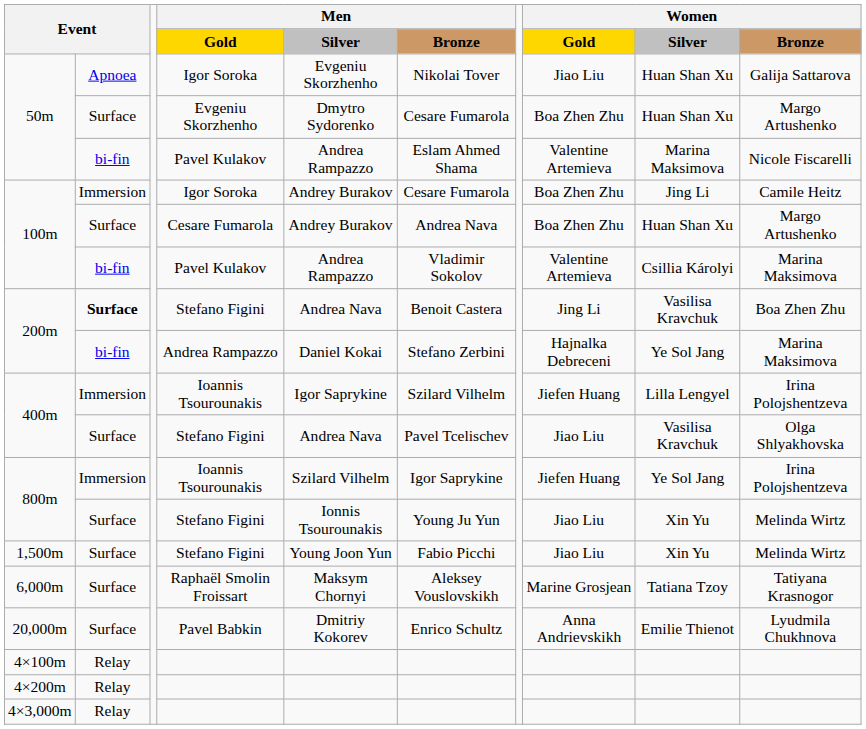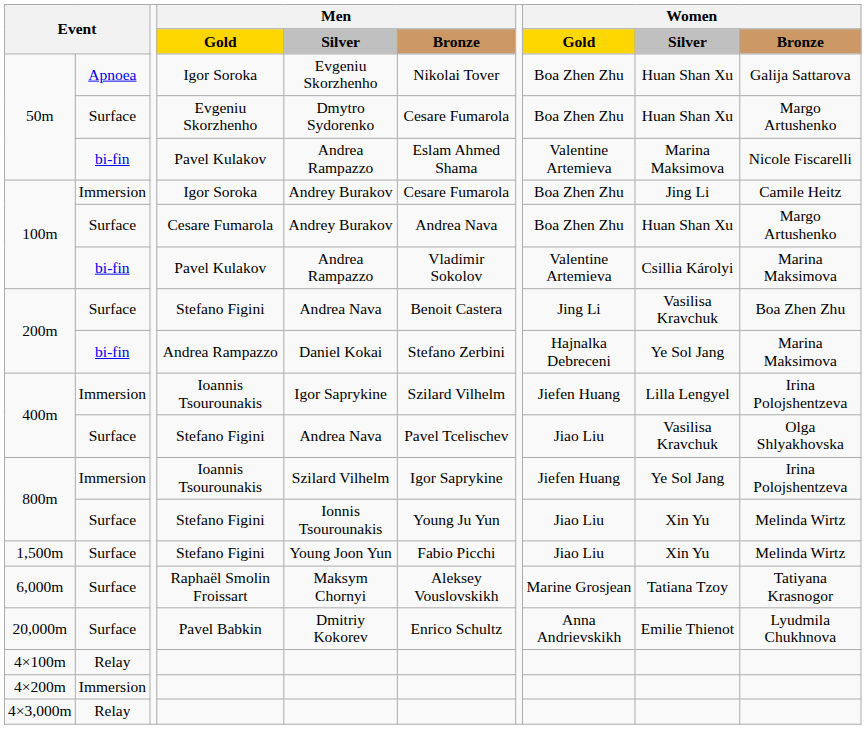(579, 74) Jiao Liu -> (579, 74) Boa Zhen Zhu
(112, 309) bold -> (112, 309) normal
(112, 686) Relay -> (112, 686) Immersion
